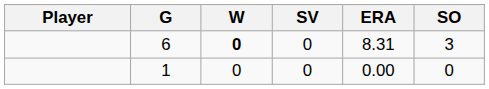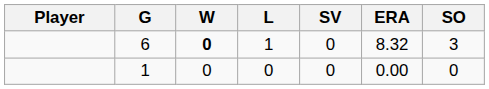+ column: (269, 17)
(378, 44) 8.31 -> (392, 44) 8.32
